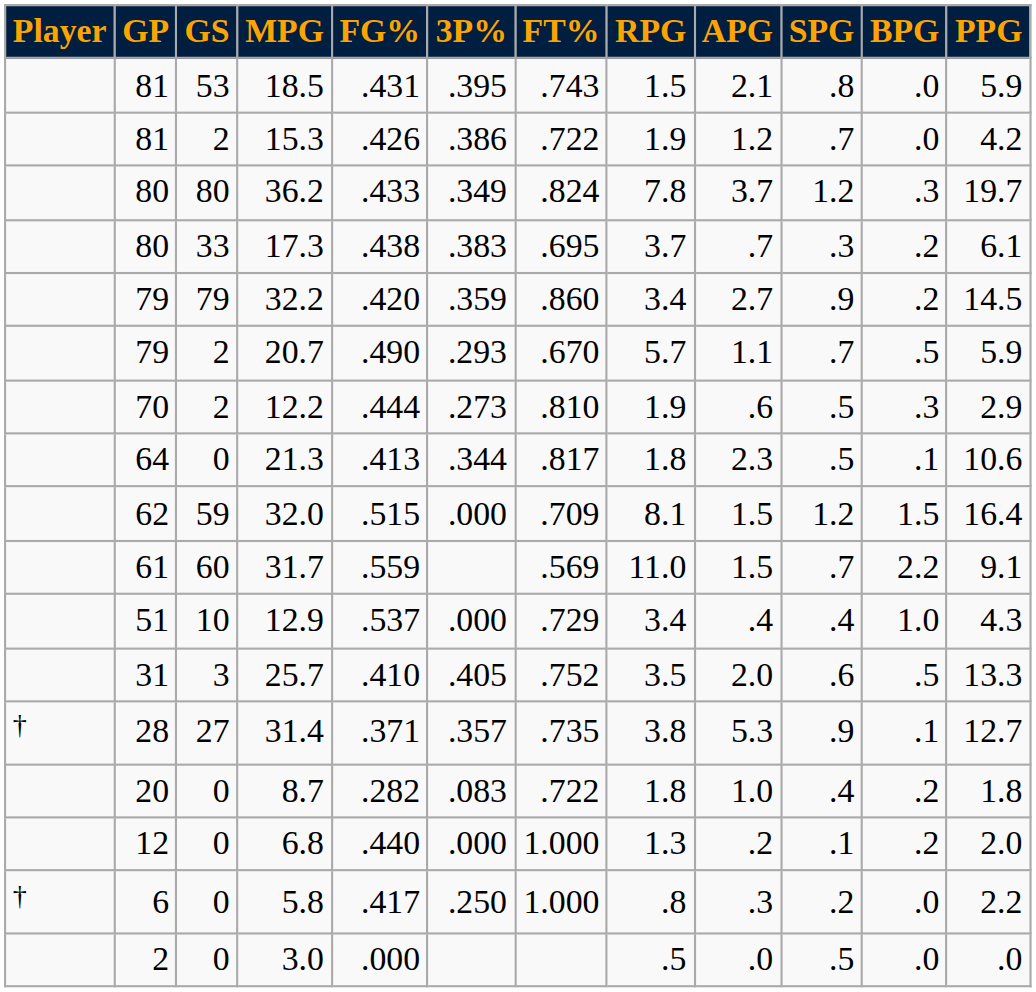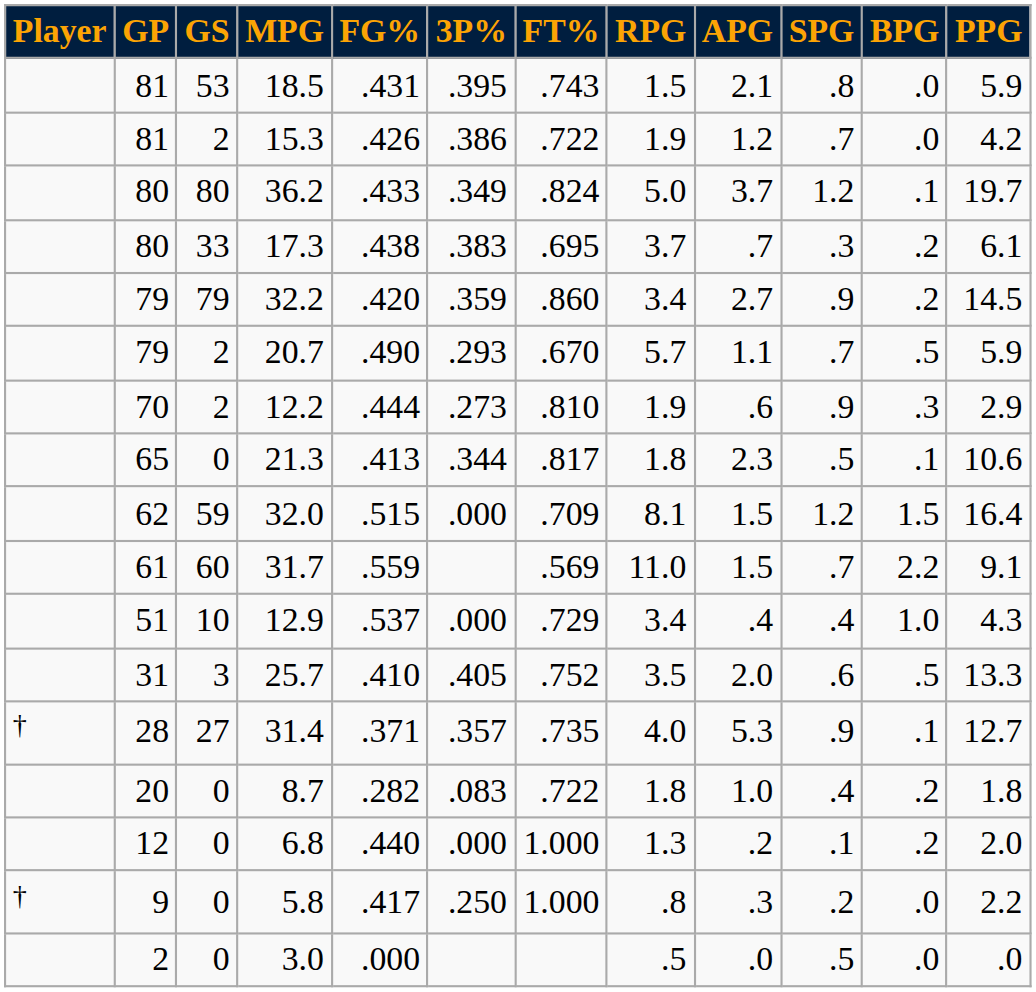(665, 191) 7.8 -> (665, 191) 5.0
(927, 191) .3 -> (927, 191) .1
(842, 406) .5 -> (842, 406) .9
(152, 459) 64 -> (152, 459) 65
(665, 731) 3.8 -> (665, 731) 4.0
(161, 901) 6 -> (161, 901) 9
